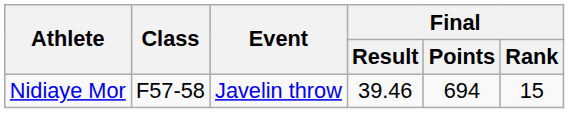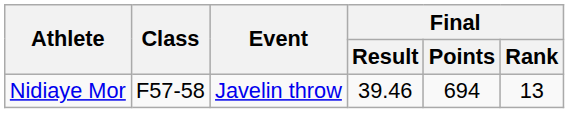(532, 91) 15 -> (532, 91) 13
